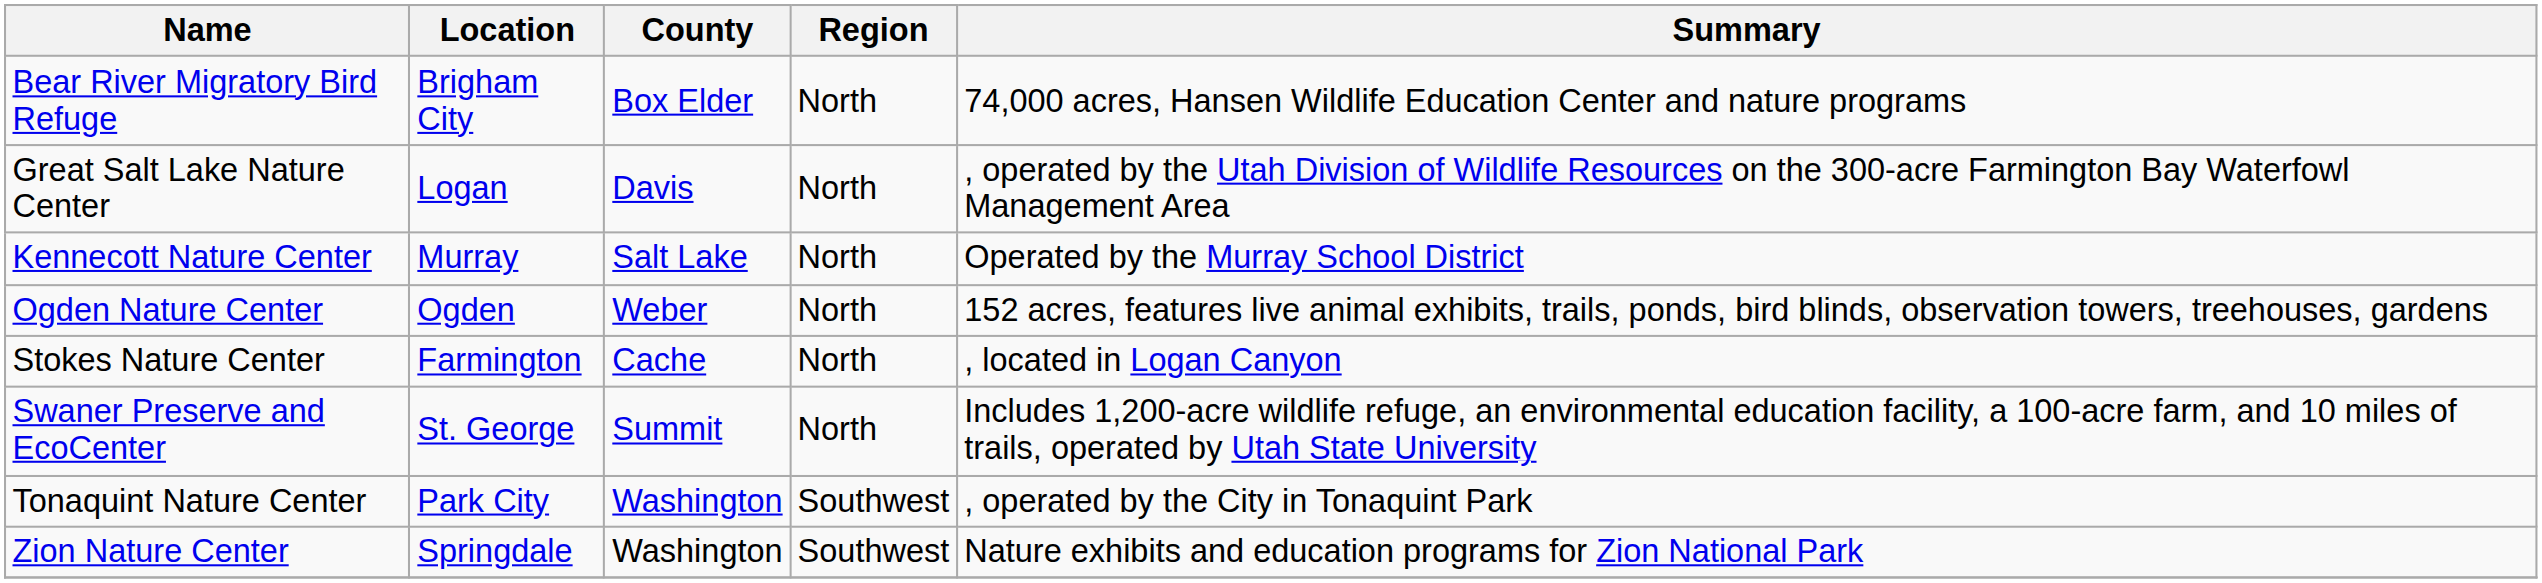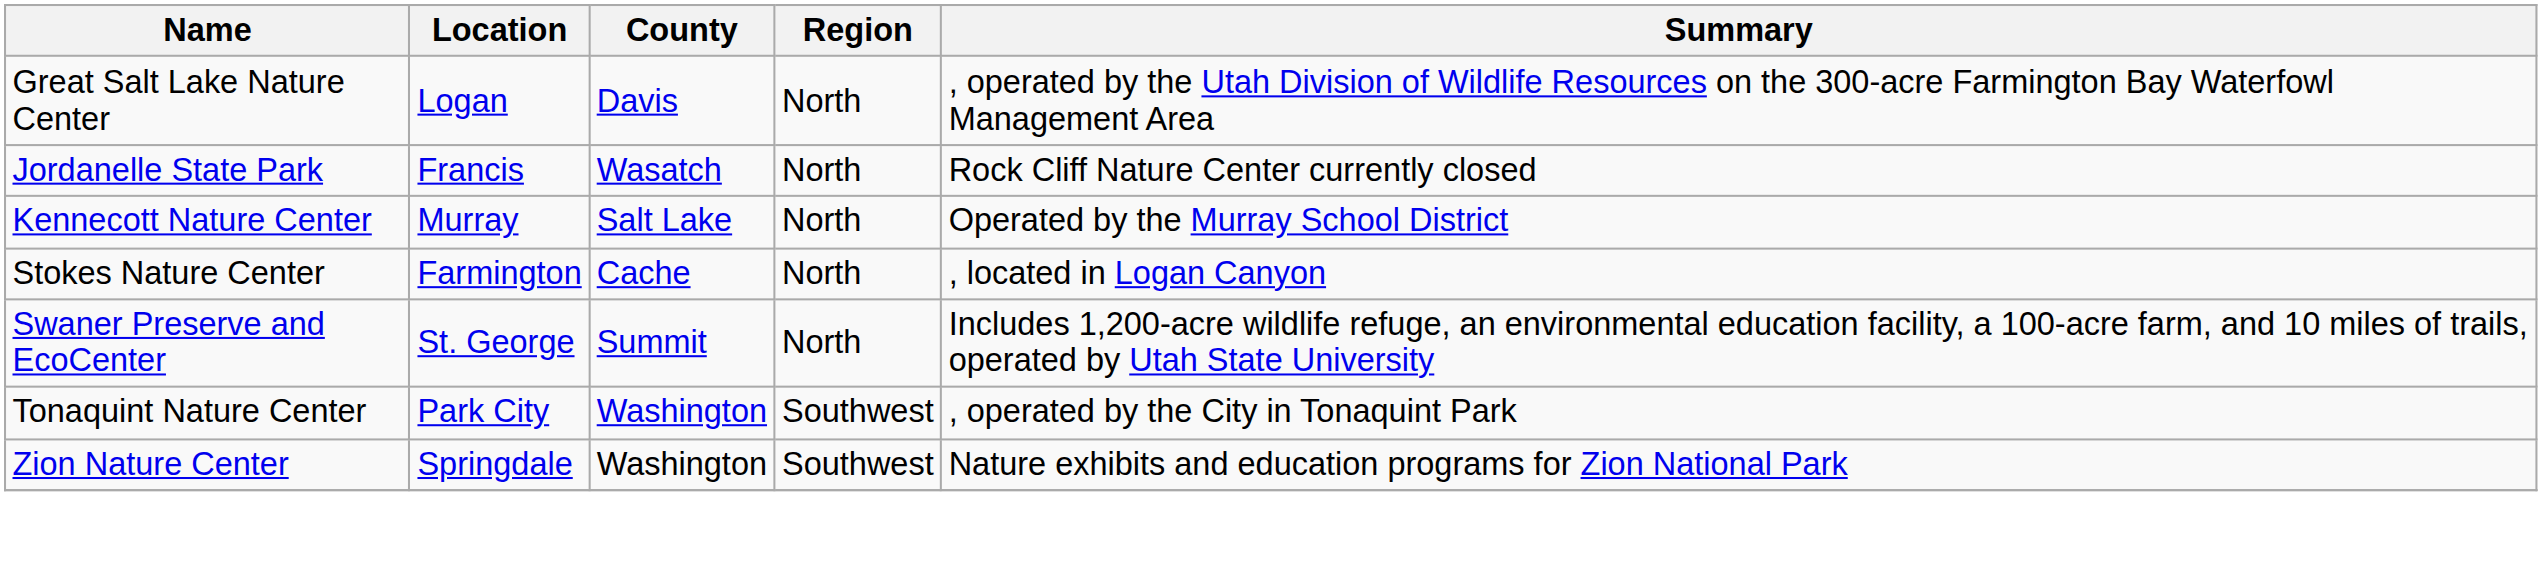- row: (195, 100)
+ row: (168, 169)
- row: (168, 309)
